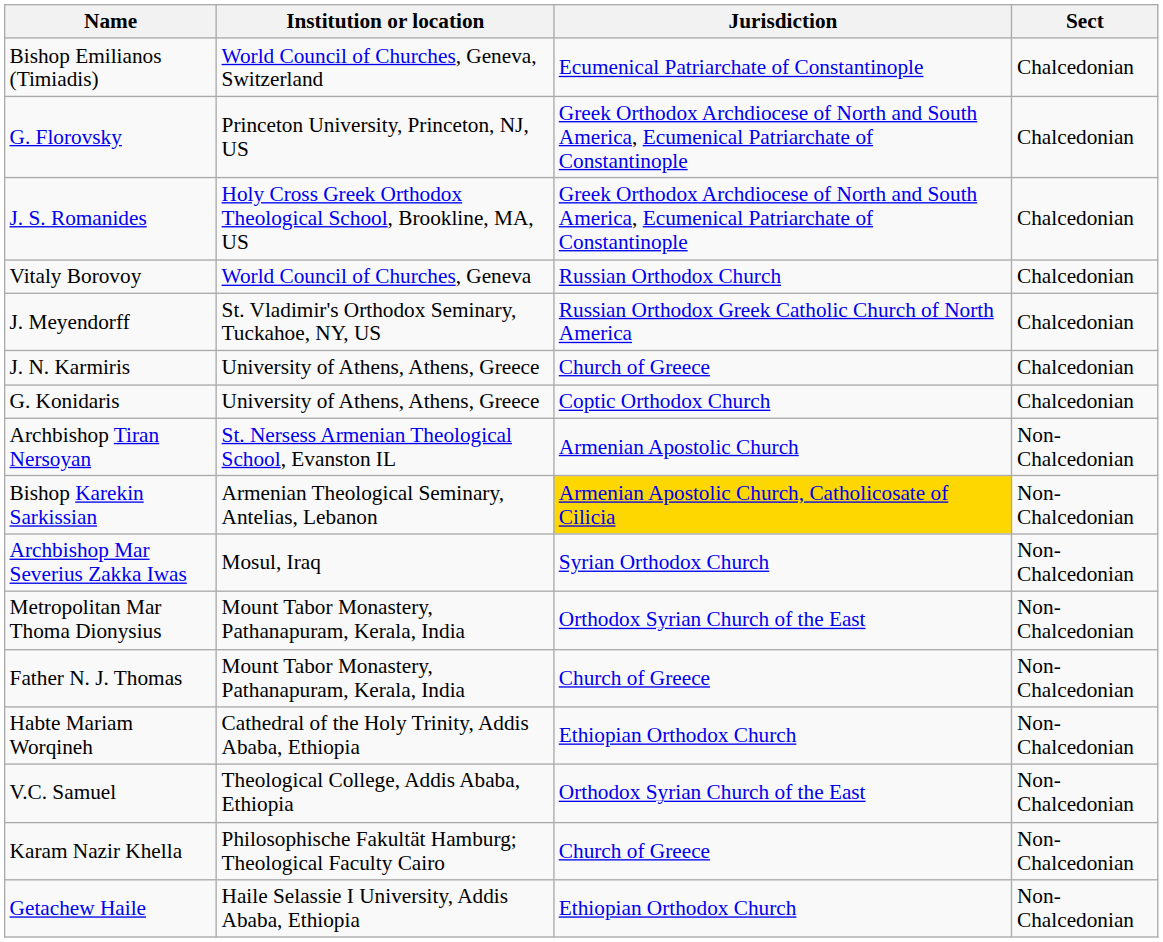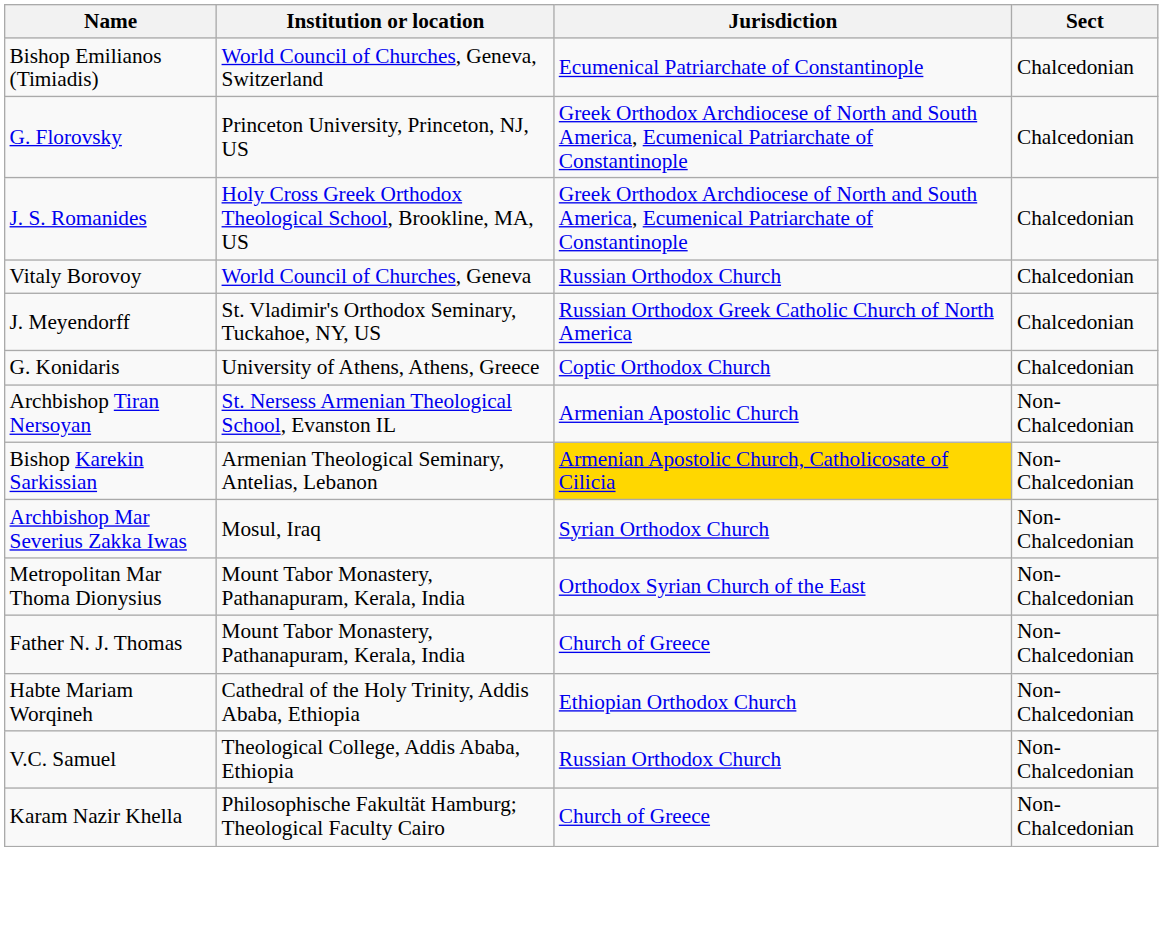- row: (70, 367)
(712, 793) Orthodox Syrian Church of the East -> (670, 759) Russian Orthodox Church
- row: (78, 908)
